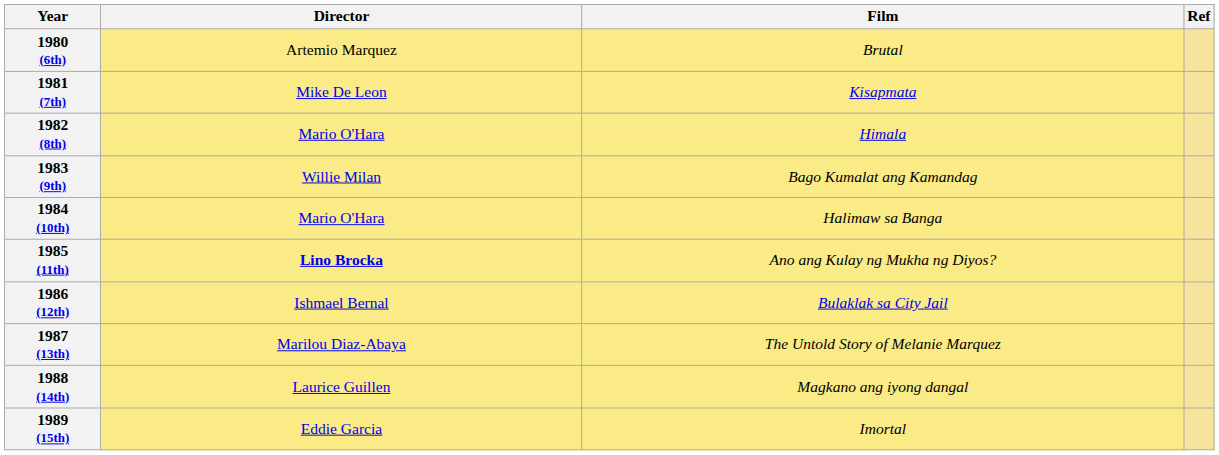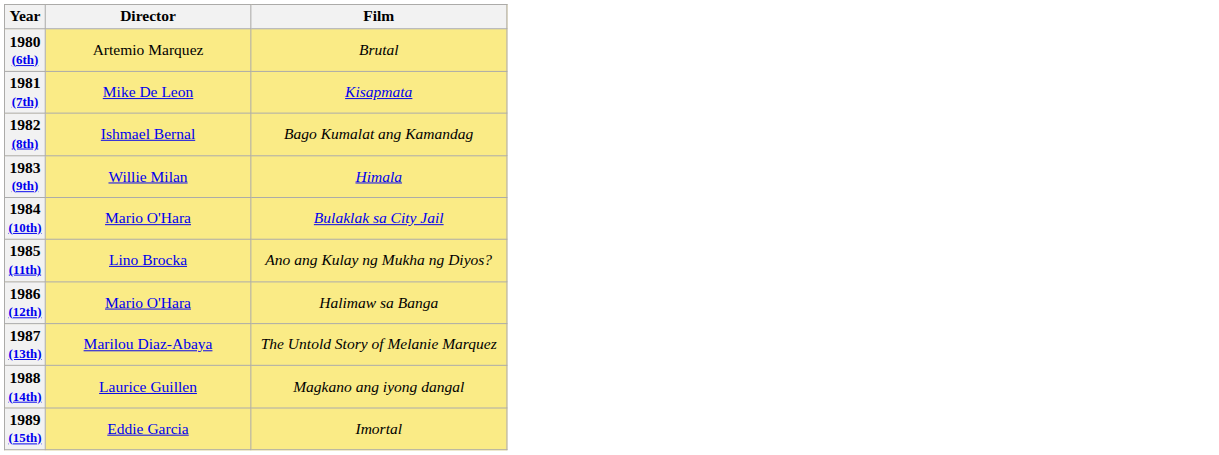- column: (1199, 16)
(341, 134) Mario O'Hara -> (148, 134) Ishmael Bernal
(883, 134) Himala -> (379, 134) Bago Kumalat ang Kamandag
(883, 176) Bago Kumalat ang Kamandag -> (379, 176) Himala
(883, 218) Halimaw sa Banga -> (379, 218) Bulaklak sa City Jail
(341, 260) bold -> (148, 260) normal
(341, 302) Ishmael Bernal -> (148, 302) Mario O'Hara
(883, 302) Bulaklak sa City Jail -> (379, 302) Halimaw sa Banga
